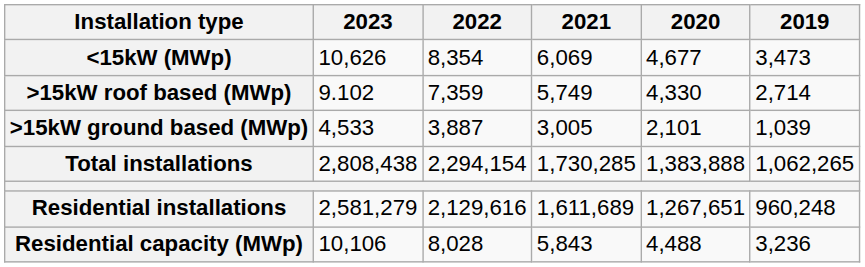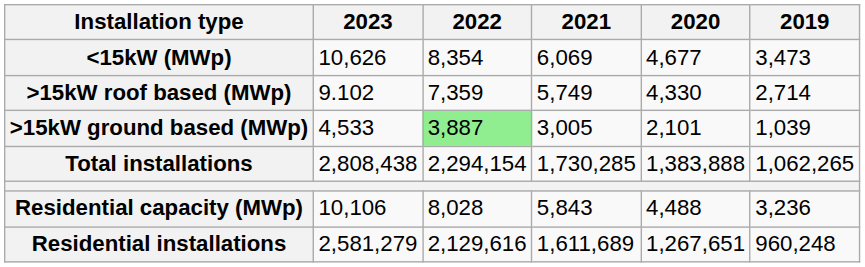(456, 127) no background -> (456, 127) lightgreen background
rows swapped: (159, 244) <-> (159, 208)
